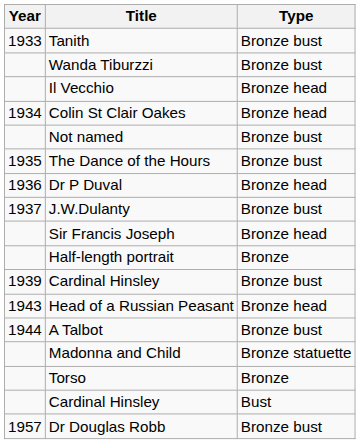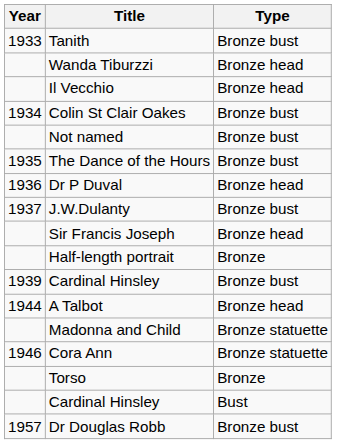(281, 64) Bronze bust -> (260, 64) Bronze head
(284, 112) Bronze head -> (258, 112) Bronze bust
- row: (25, 305)
(281, 329) Bronze bust -> (260, 305) Bronze head
+ row: (25, 354)
